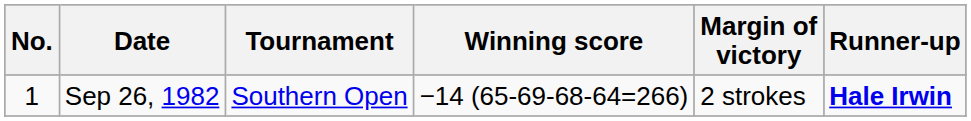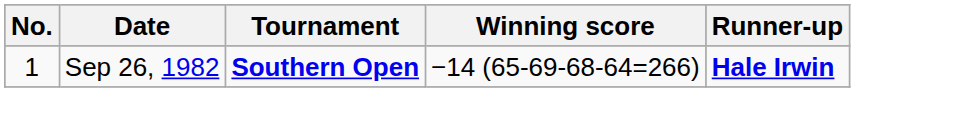- column: (759, 40)
(320, 96) normal -> (325, 67) bold
